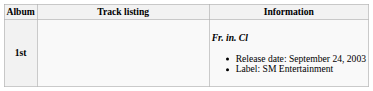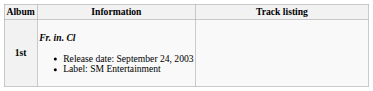columns swapped: (289, 12) <-> (123, 12)
